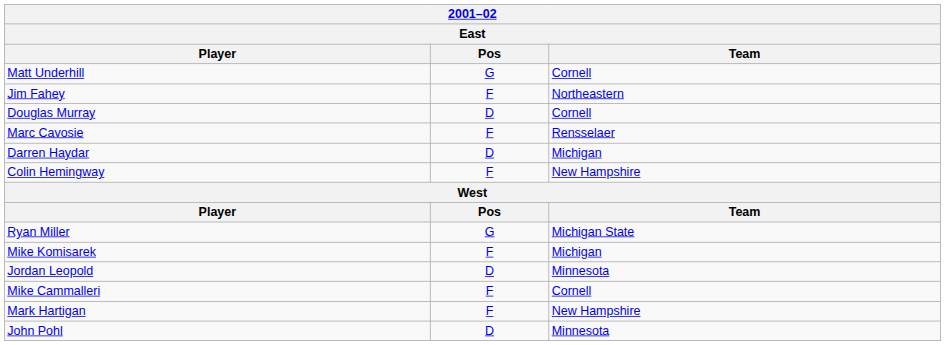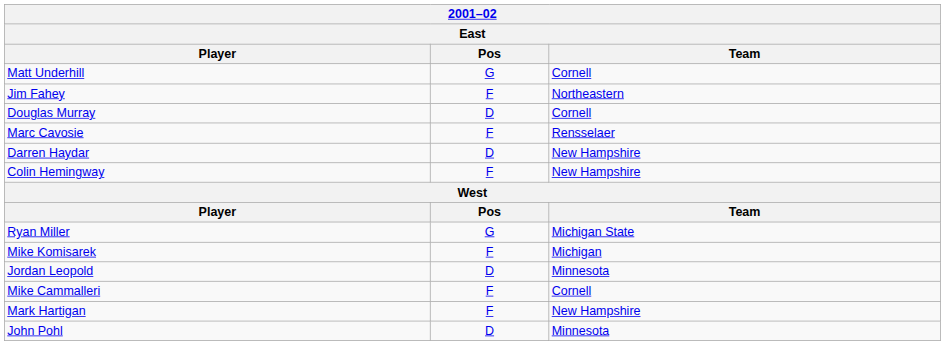(577, 152) Michigan -> (596, 152) New Hampshire
